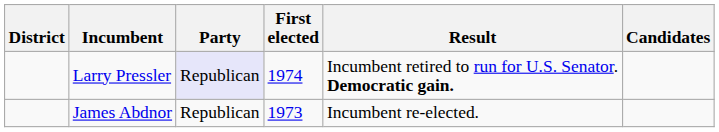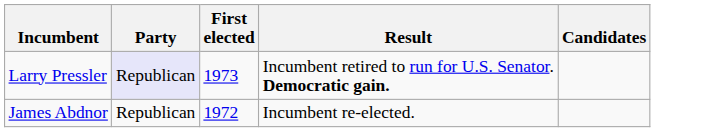- column: (37, 37)
(285, 75) 1974 -> (221, 75) 1973
(285, 112) 1973 -> (221, 112) 1972
